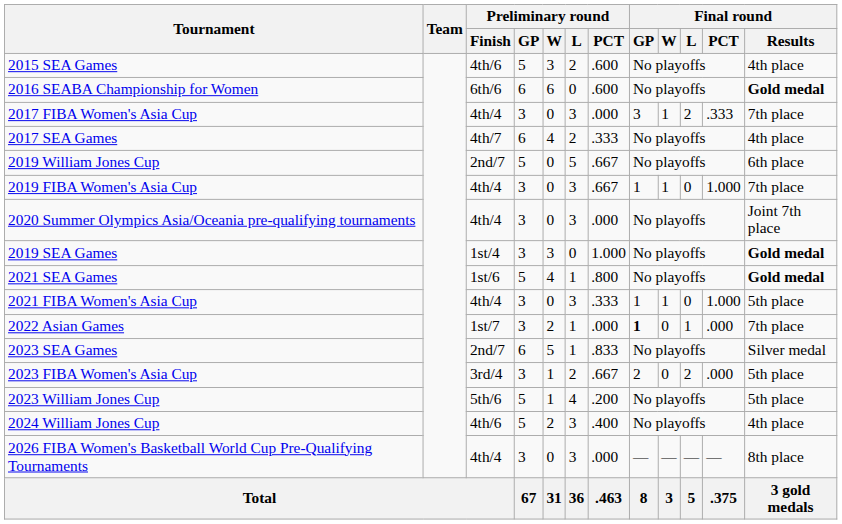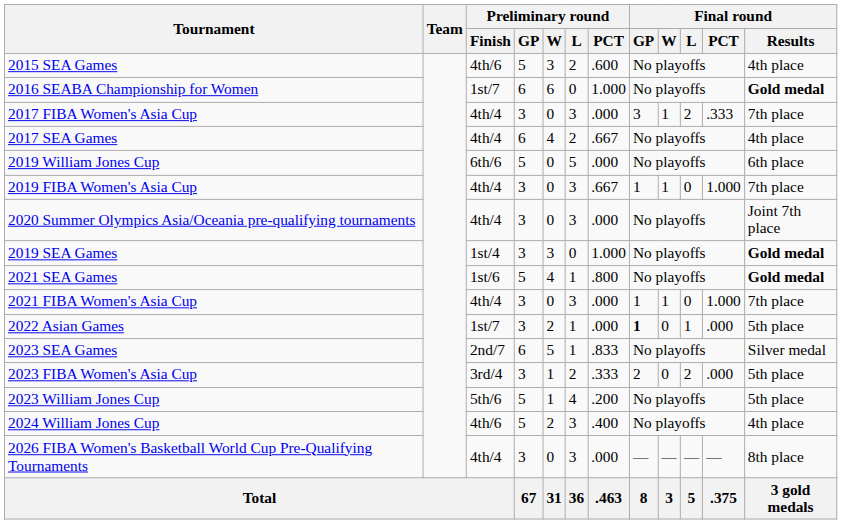(486, 89) 6th/6 -> (485, 89) 1st/7
(605, 89) .600 -> (609, 89) 1.000
(486, 138) 4th/7 -> (486, 138) 4th/4
(605, 138) .333 -> (605, 138) .667
(487, 162) 2nd/7 -> (486, 162) 6th/6
(605, 162) .667 -> (605, 162) .000
(605, 301) .333 -> (605, 301) .000
(776, 301) 5th place -> (776, 301) 7th place
(776, 326) 7th place -> (776, 326) 5th place
(605, 374) .667 -> (605, 374) .333
